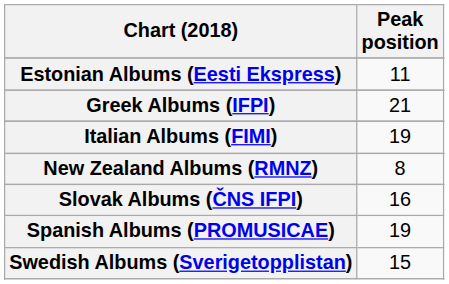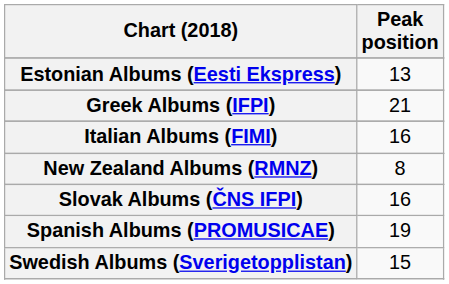(400, 74) 11 -> (400, 74) 13
(400, 136) 19 -> (400, 136) 16
